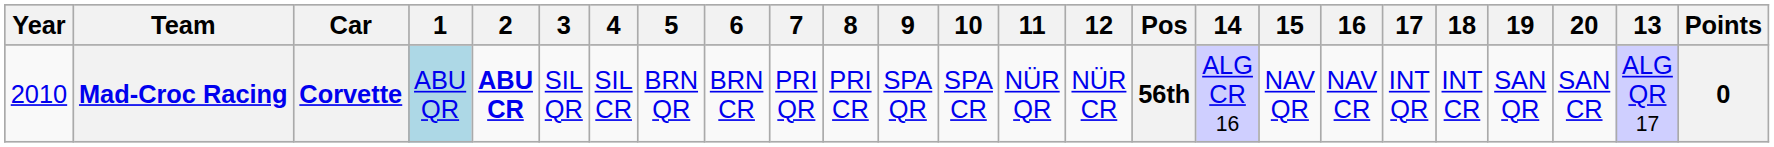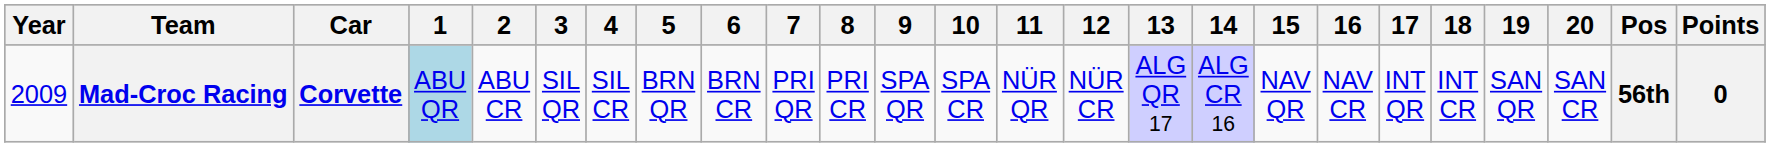columns swapped: (1647, 25) <-> (1164, 25)
(39, 94) 2010 -> (39, 94) 2009
(505, 94) bold -> (504, 94) normal
